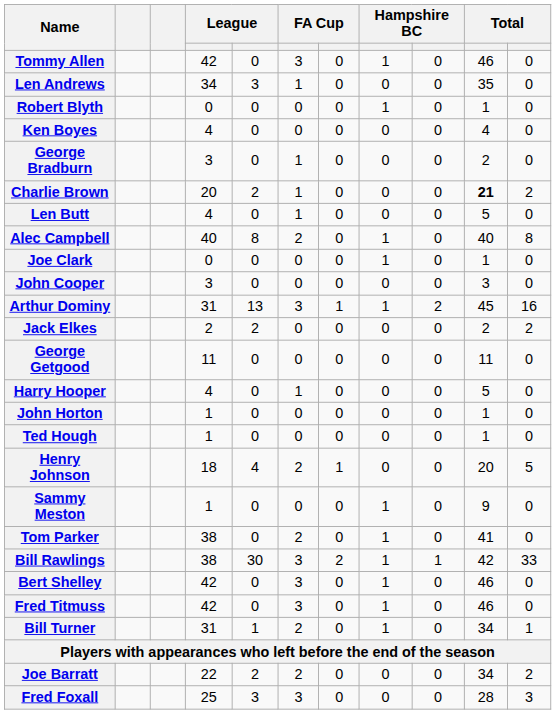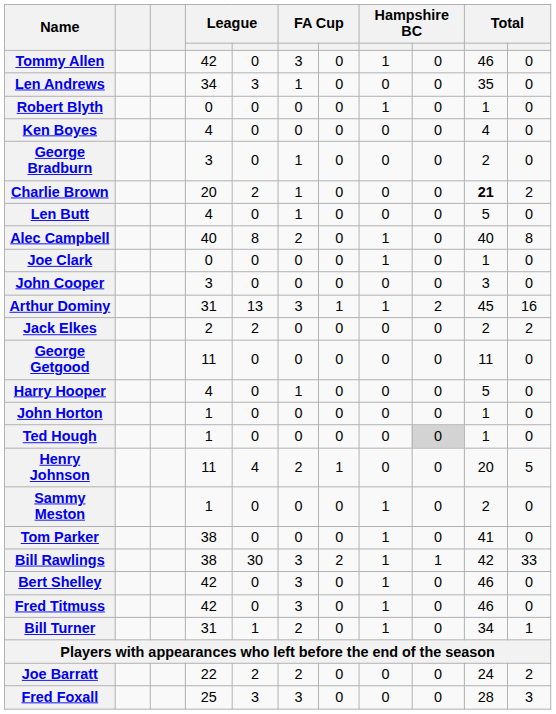(438, 436) no background -> (438, 436) lightgrey background
(209, 467) 18 -> (209, 467) 11
(486, 506) 9 -> (486, 506) 2
(299, 537) 2 -> (299, 537) 0
(486, 674) 34 -> (486, 674) 24
